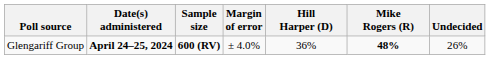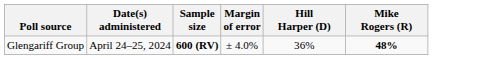- column: (457, 27)
(131, 45) bold -> (130, 45) normal
